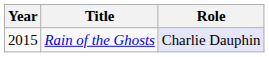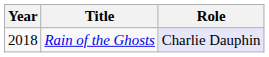(23, 39) 2015 -> (23, 39) 2018
